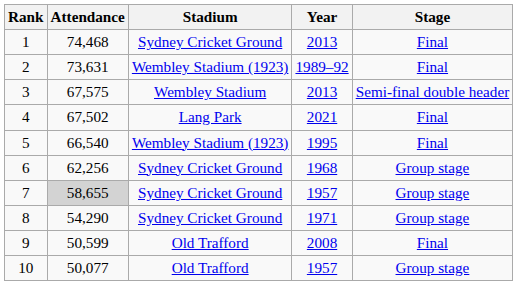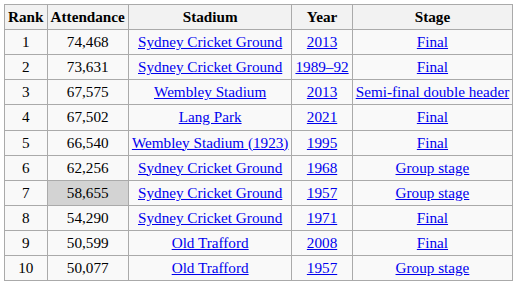(210, 67) Wembley Stadium (1923) -> (210, 67) Sydney Cricket Ground
(432, 217) Group stage -> (432, 217) Final
